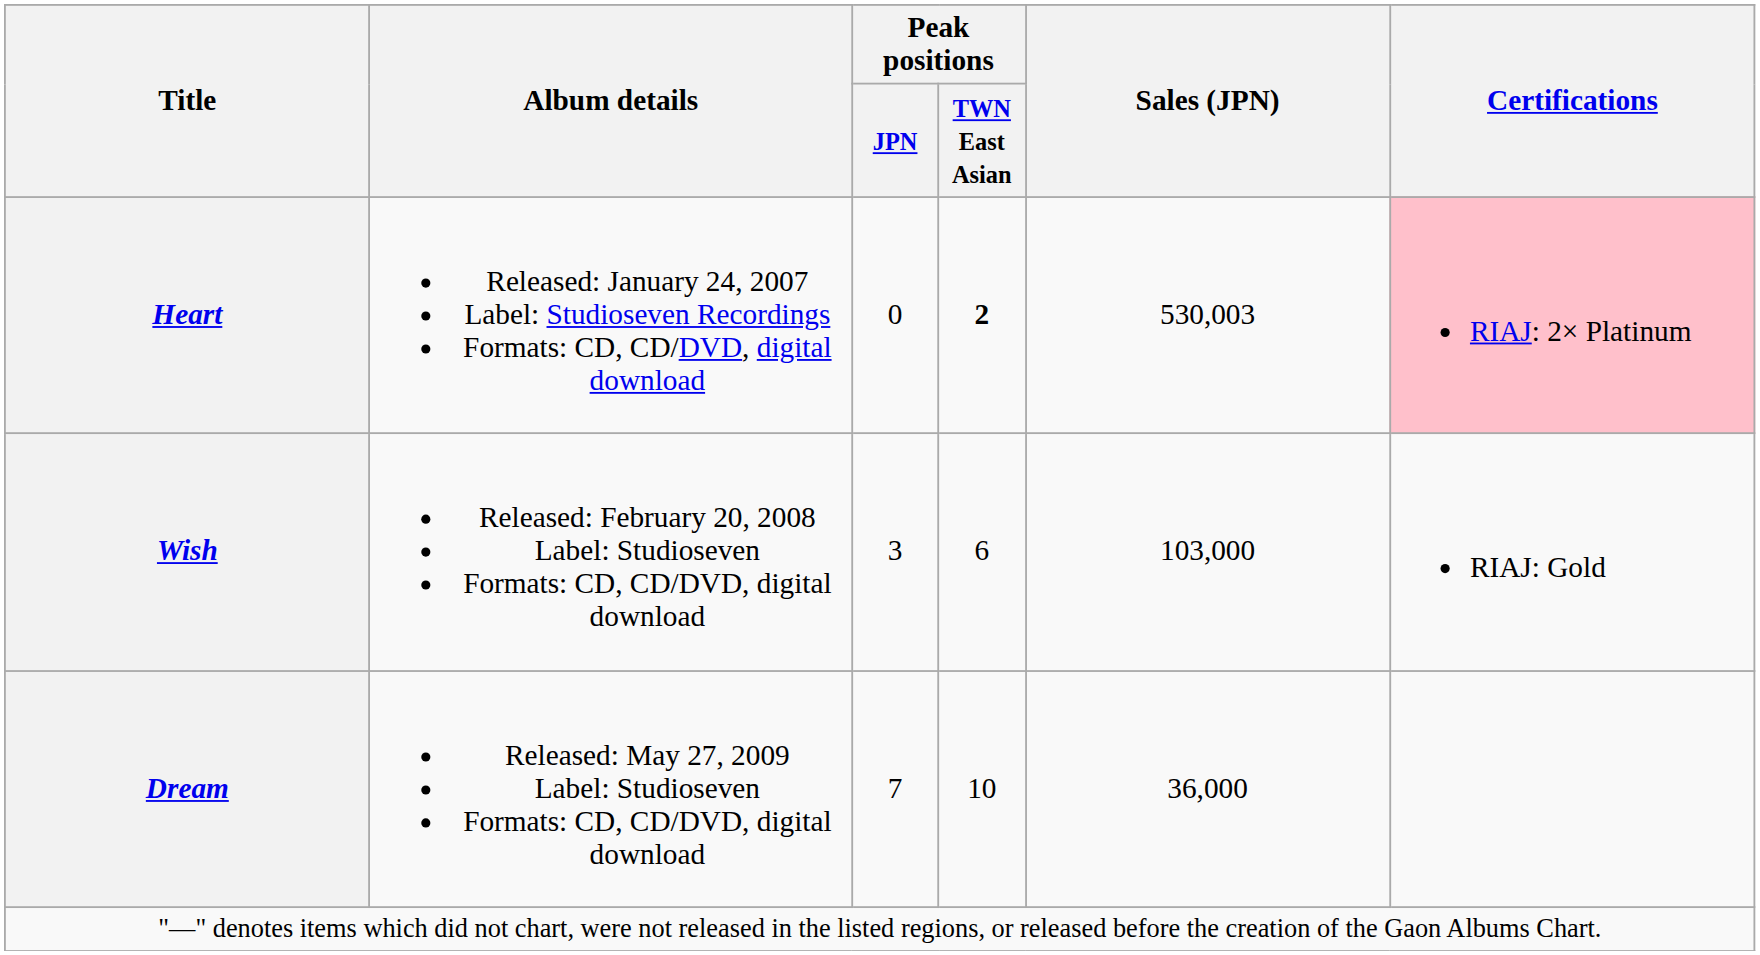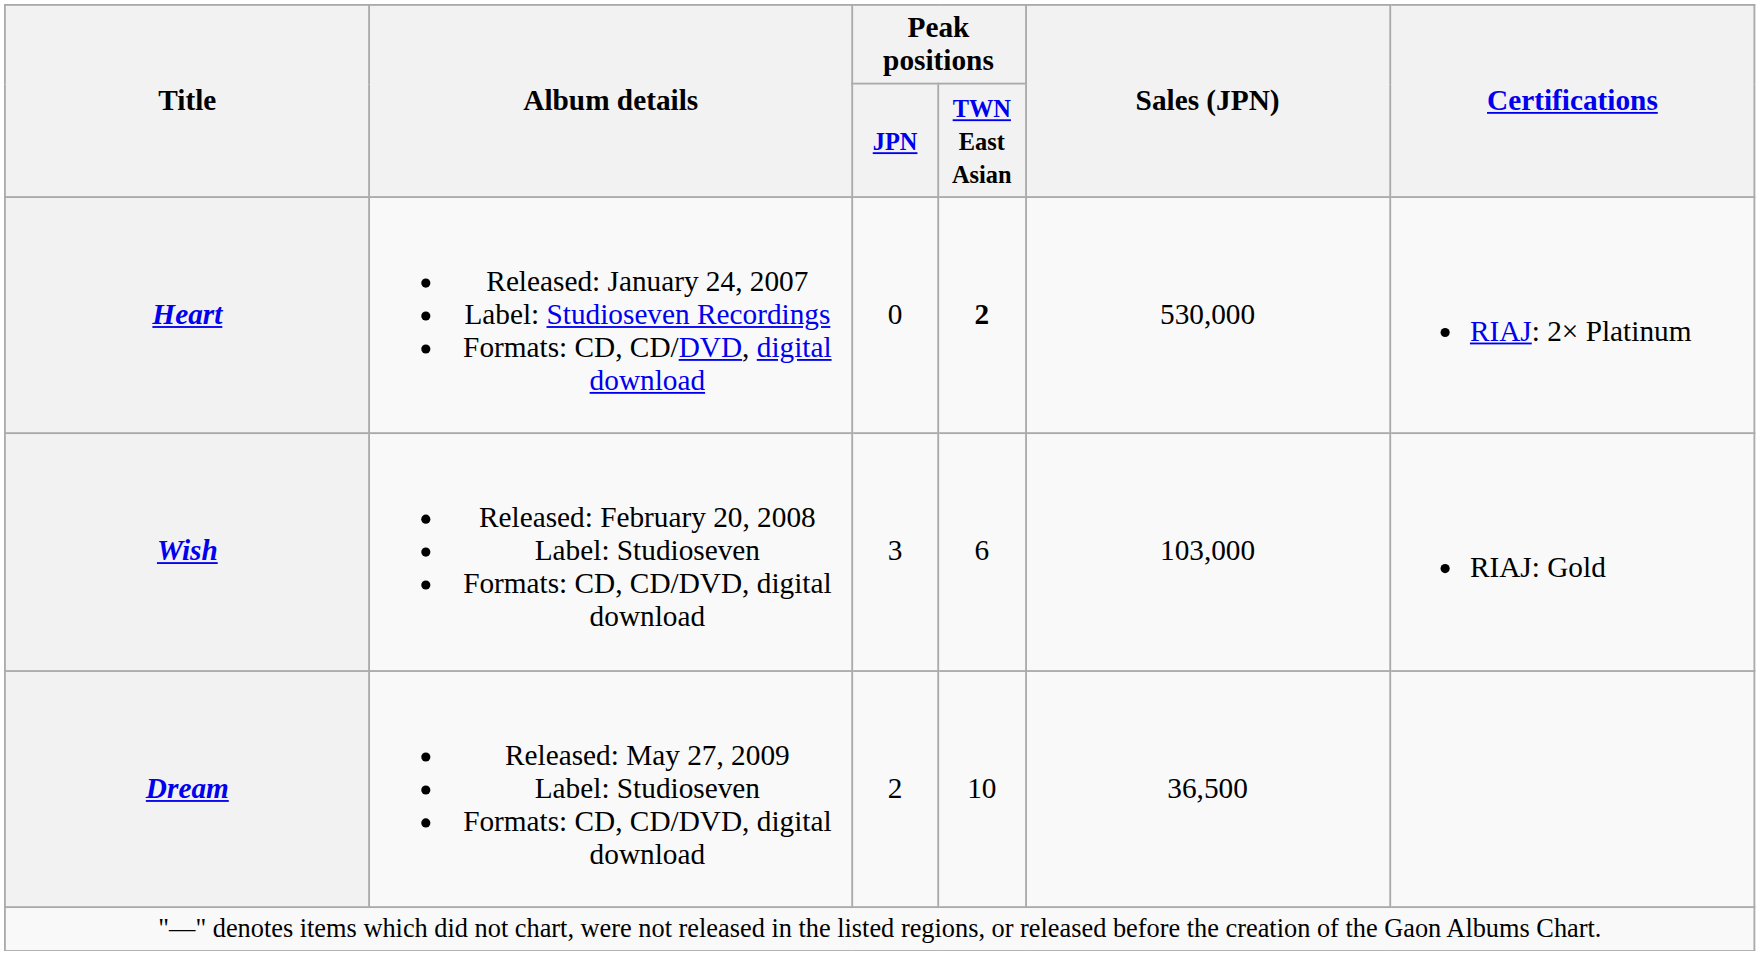(1208, 314) 530,003 -> (1208, 314) 530,000
(1572, 331) pink background -> (1572, 331) no background
(895, 788) 7 -> (895, 788) 2
(1208, 788) 36,000 -> (1208, 788) 36,500
